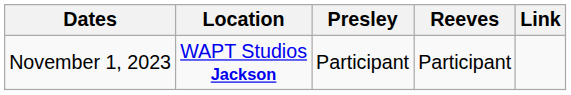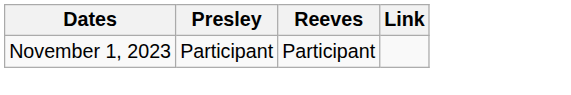- column: (244, 20)
